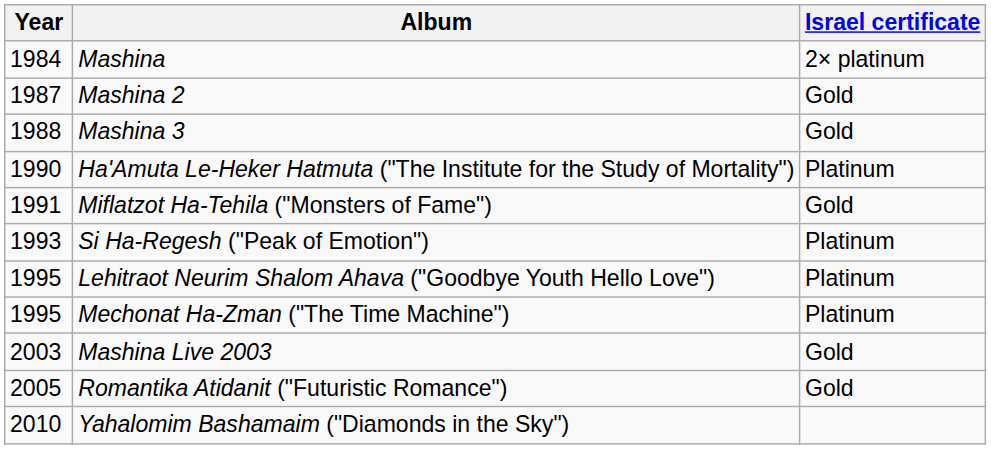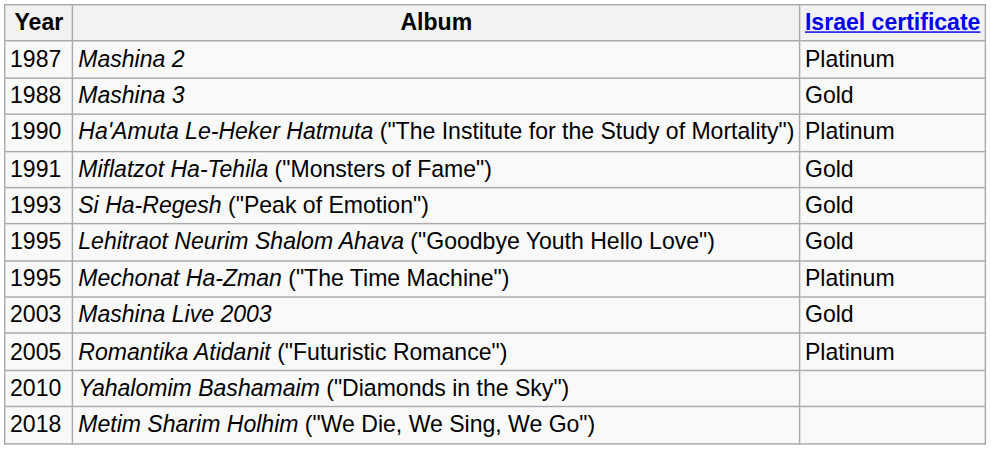- row: (122, 59)
(829, 95) Gold -> (850, 59) Platinum
(850, 242) Platinum -> (829, 205) Gold
(850, 278) Platinum -> (829, 242) Gold
(829, 388) Gold -> (850, 351) Platinum
+ row: (337, 424)
